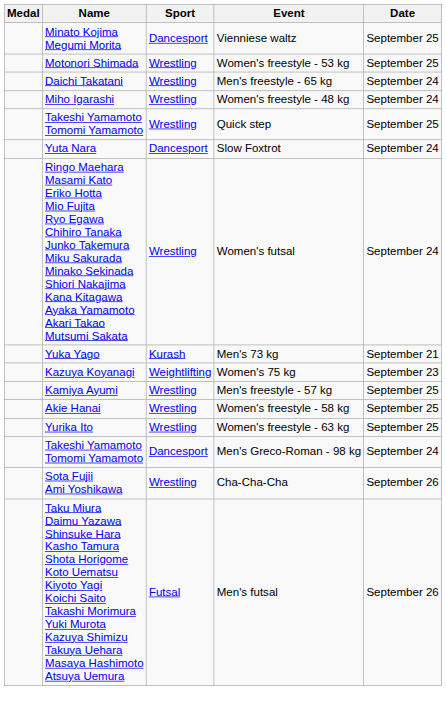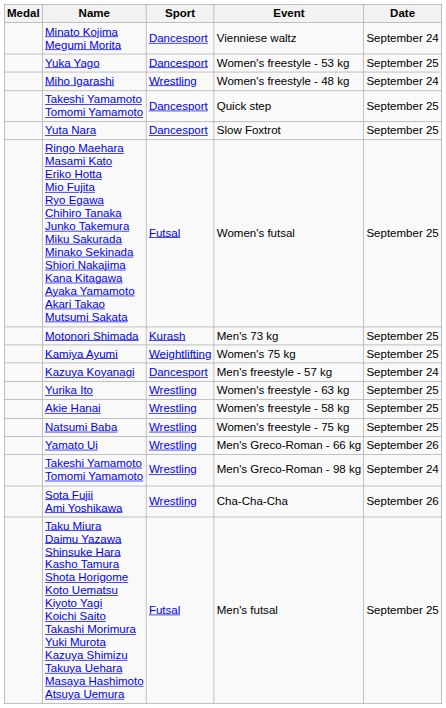(403, 38) September 25 -> (403, 38) September 24
(92, 63) Motonori Shimada -> (72, 63) Yuka Yago
(173, 63) Wrestling -> (178, 63) Dancesport
- row: (275, 81)
(173, 124) Wrestling -> (178, 106) Dancesport
(403, 149) September 24 -> (403, 130) September 25
(173, 251) Wrestling -> (165, 233) Futsal
(403, 251) September 24 -> (403, 233) September 25
(72, 354) Yuka Yago -> (92, 335) Motonori Shimada
(403, 354) September 21 -> (403, 335) September 25
(90, 372) Kazuya Koyanagi -> (81, 354) Kamiya Ayumi
(403, 372) September 23 -> (403, 354) September 25
(81, 390) Kamiya Ayumi -> (90, 372) Kazuya Koyanagi
(173, 390) Wrestling -> (178, 372) Dancesport
(403, 390) September 25 -> (403, 372) September 24
rows swapped: (283, 409) <-> (283, 427)
+ row: (283, 427)
+ row: (289, 445)
(178, 452) Dancesport -> (173, 470) Wrestling
(403, 592) September 26 -> (403, 610) September 25
